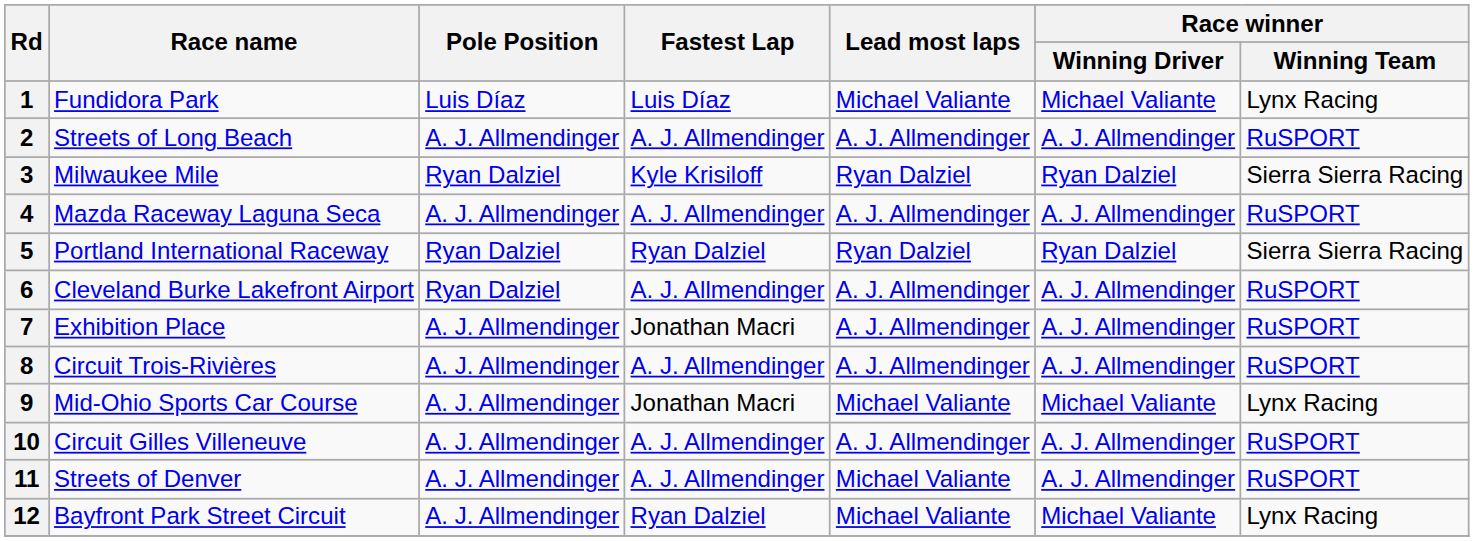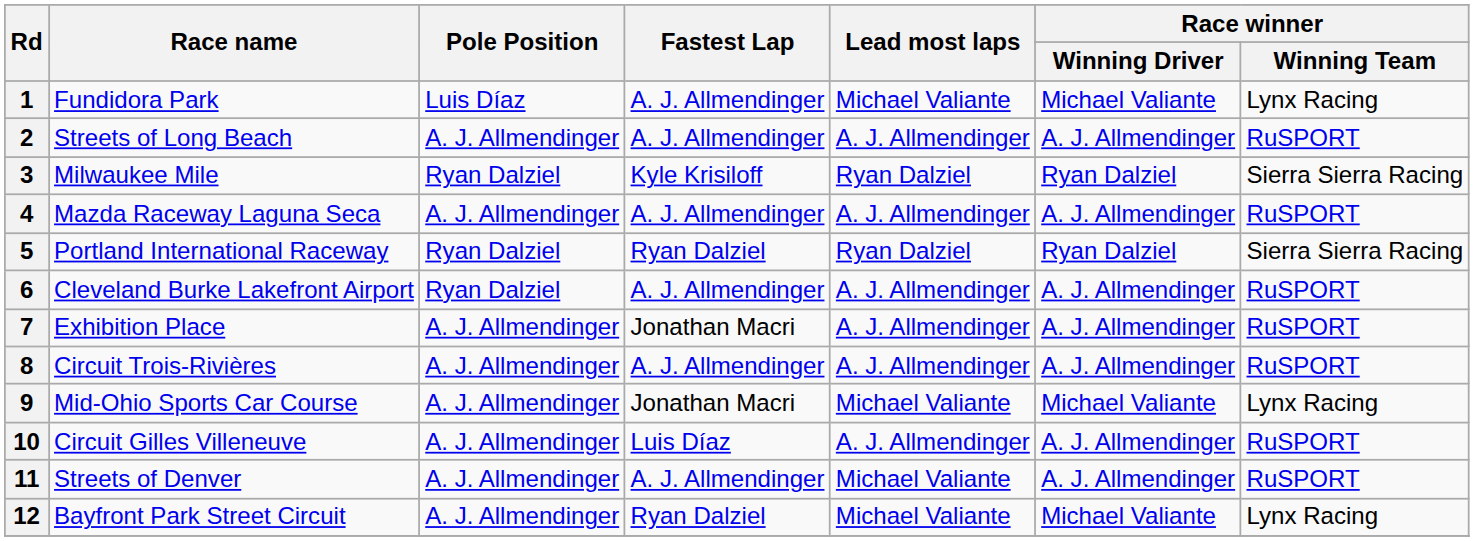(681, 99) Luis Díaz -> (728, 99) A. J. Allmendinger
(728, 441) A. J. Allmendinger -> (681, 441) Luis Díaz
